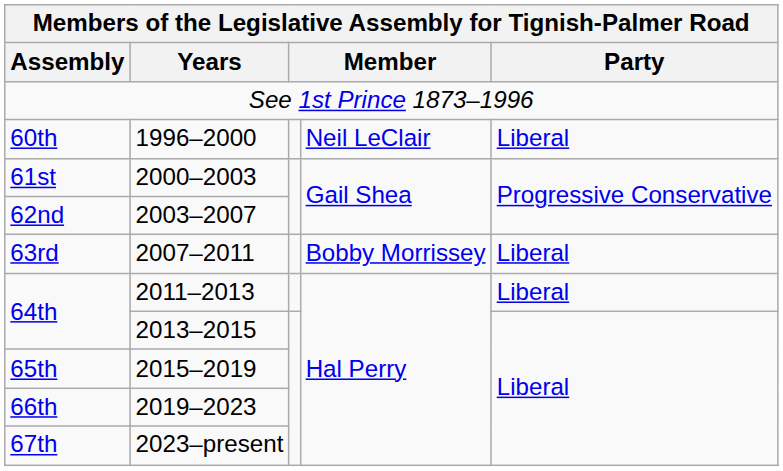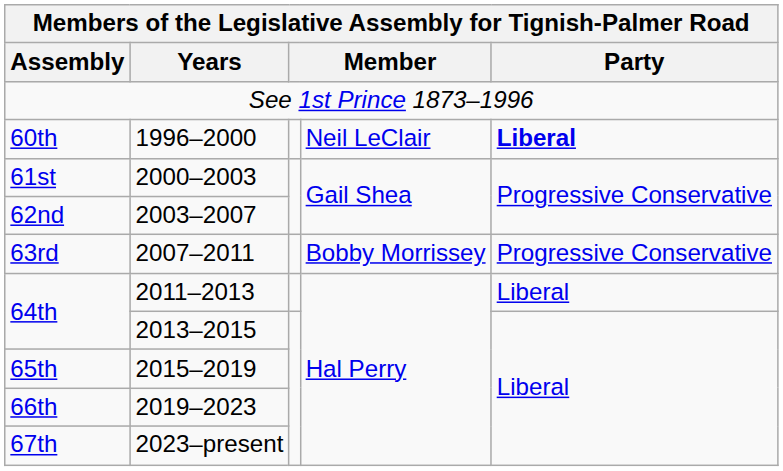(533, 138) normal -> (536, 138) bold
(533, 253) Liberal -> (634, 253) Progressive Conservative
